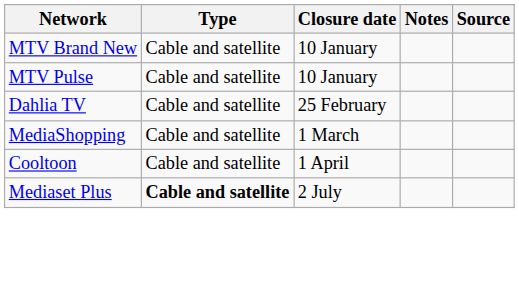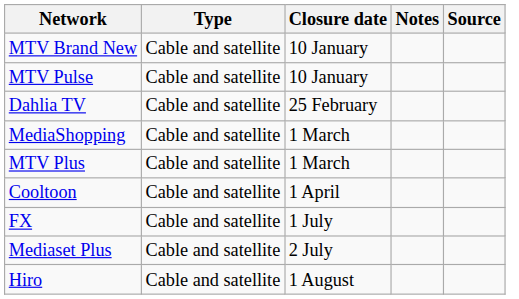+ row: (47, 163)
+ row: (20, 221)
(217, 192) bold -> (213, 250) normal
+ row: (25, 279)
